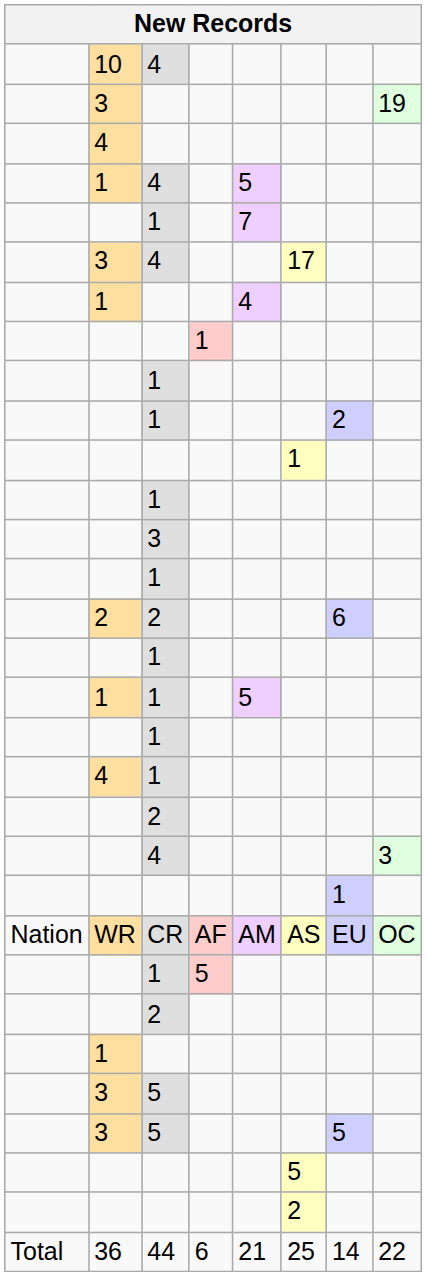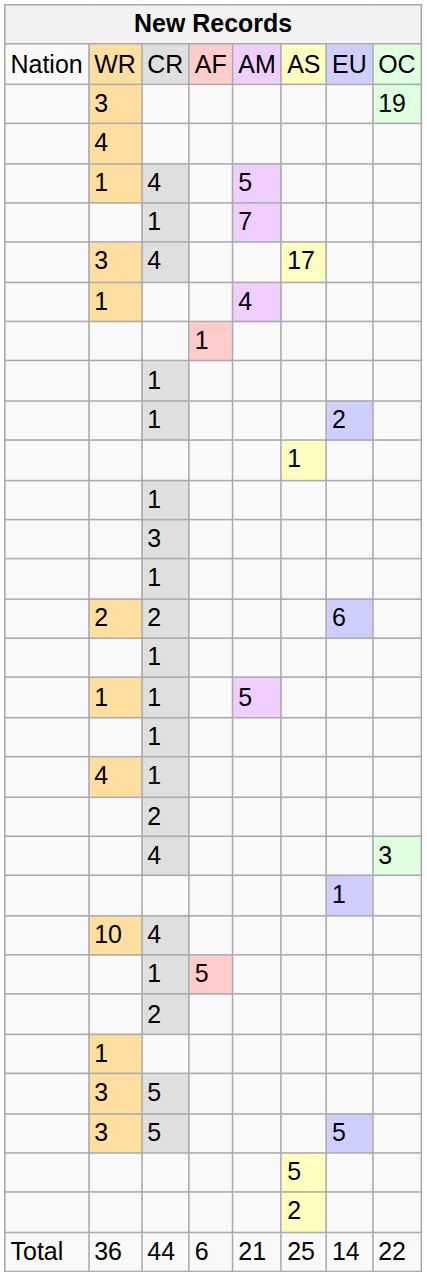rows swapped: (115, 934) <-> (108, 63)
